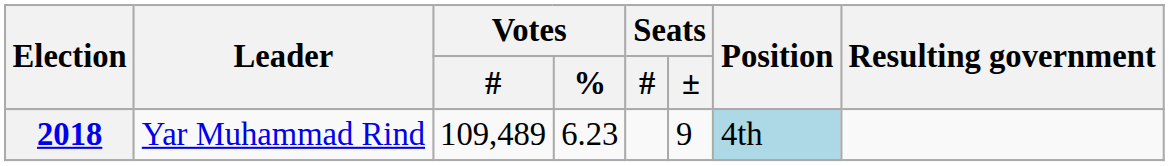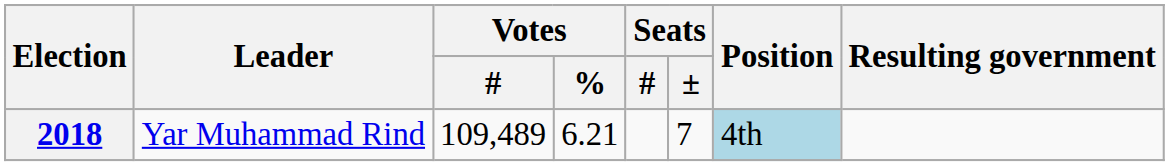(590, 133) 6.23 -> (590, 133) 6.21
(684, 133) 9 -> (684, 133) 7
